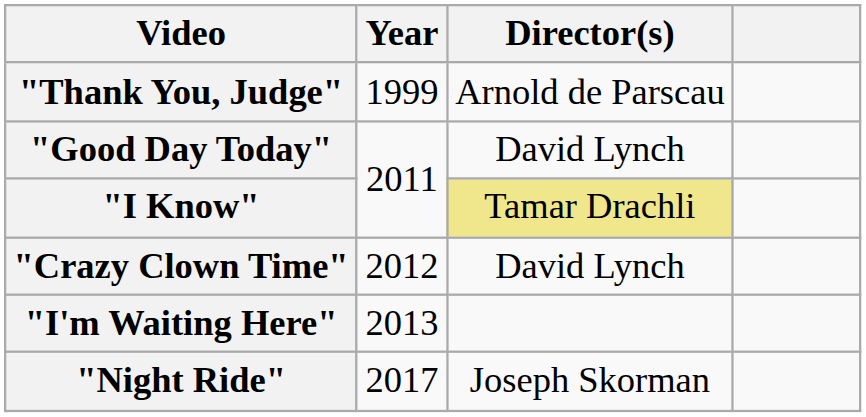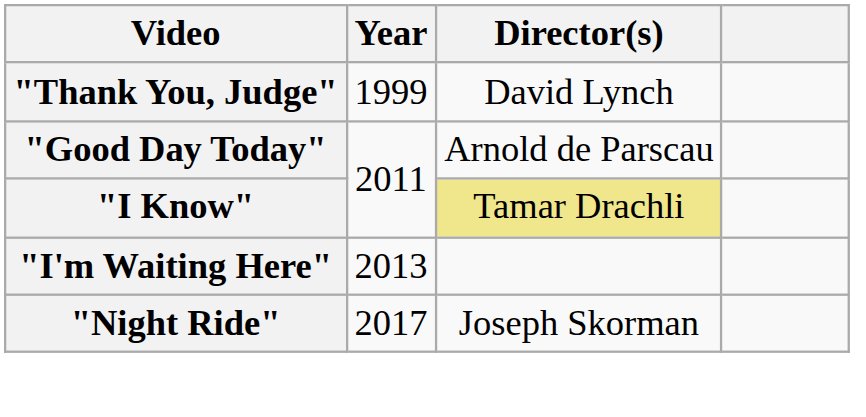(590, 91) Arnold de Parscau -> (579, 91) David Lynch
(590, 149) David Lynch -> (579, 149) Arnold de Parscau
- row: (181, 264)
